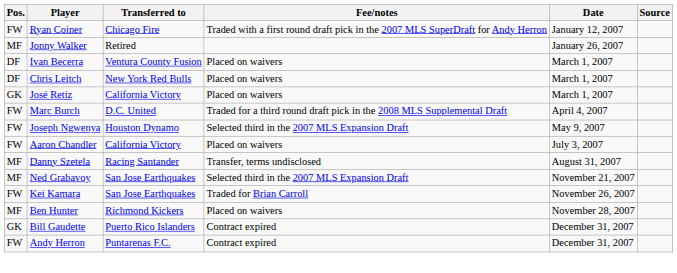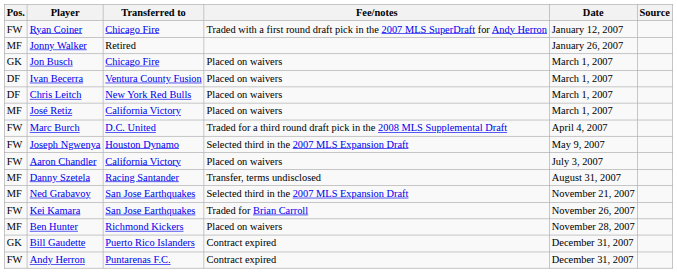+ row: (51, 62)
(14, 95) GK -> (14, 111) MF
